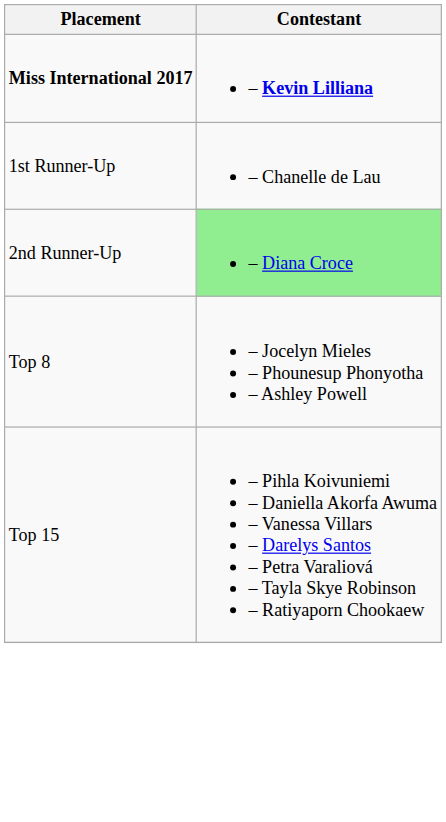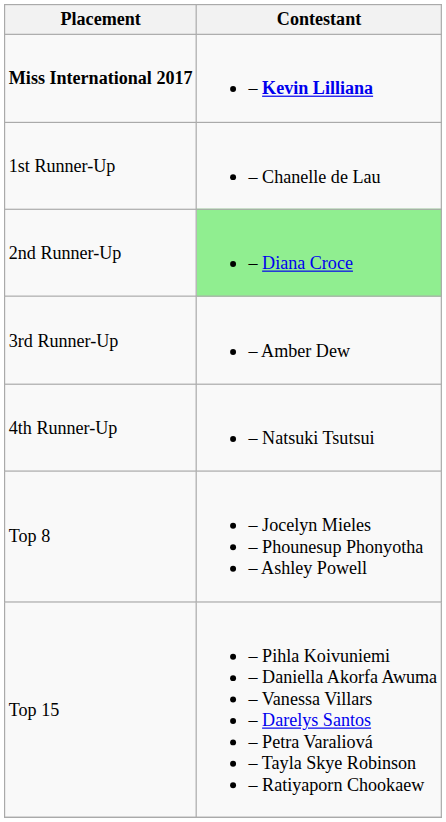+ row: (64, 340)
+ row: (63, 427)
